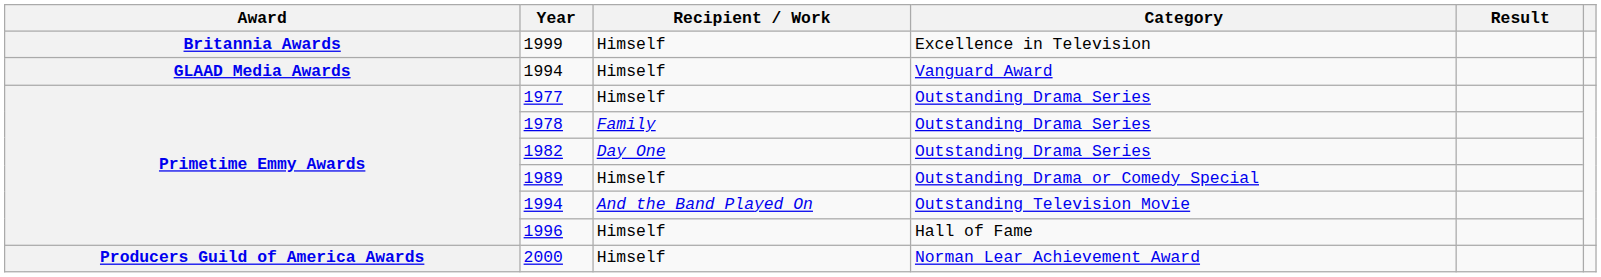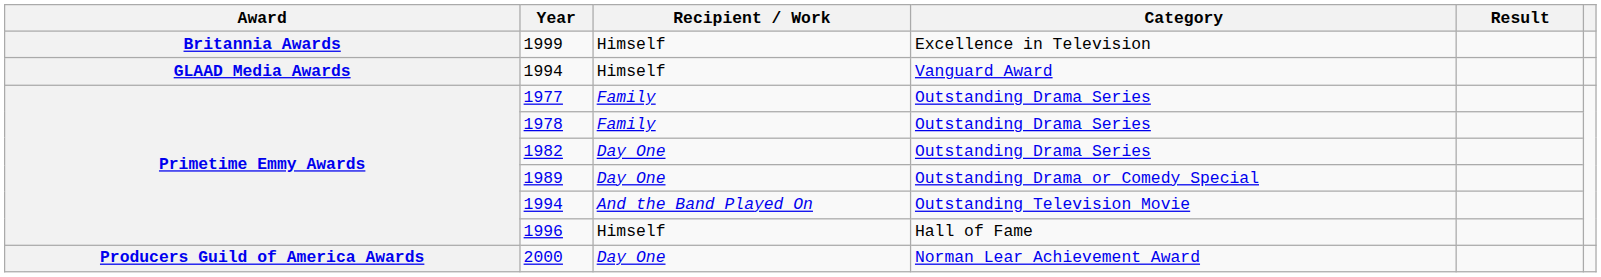(631, 98) Himself -> (626, 98) Family
(631, 178) Himself -> (631, 178) Day One
(631, 258) Himself -> (631, 258) Day One
